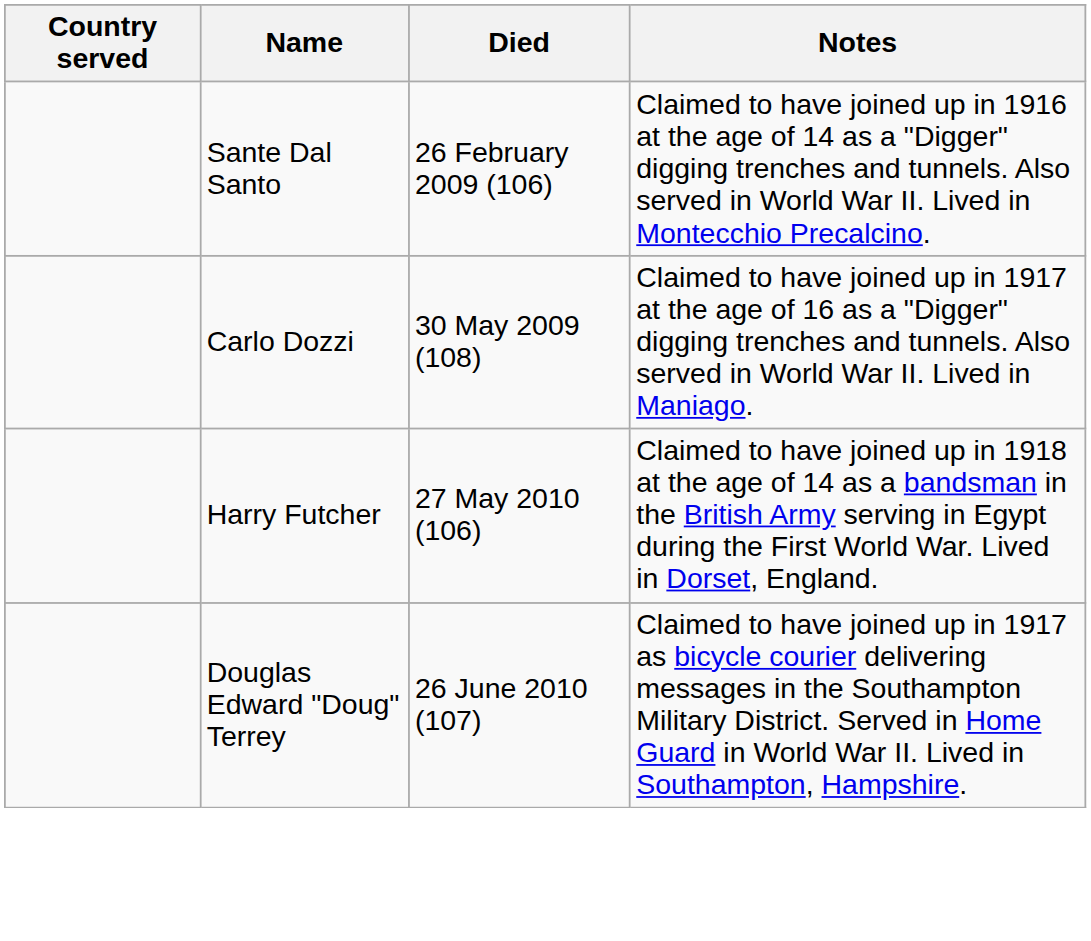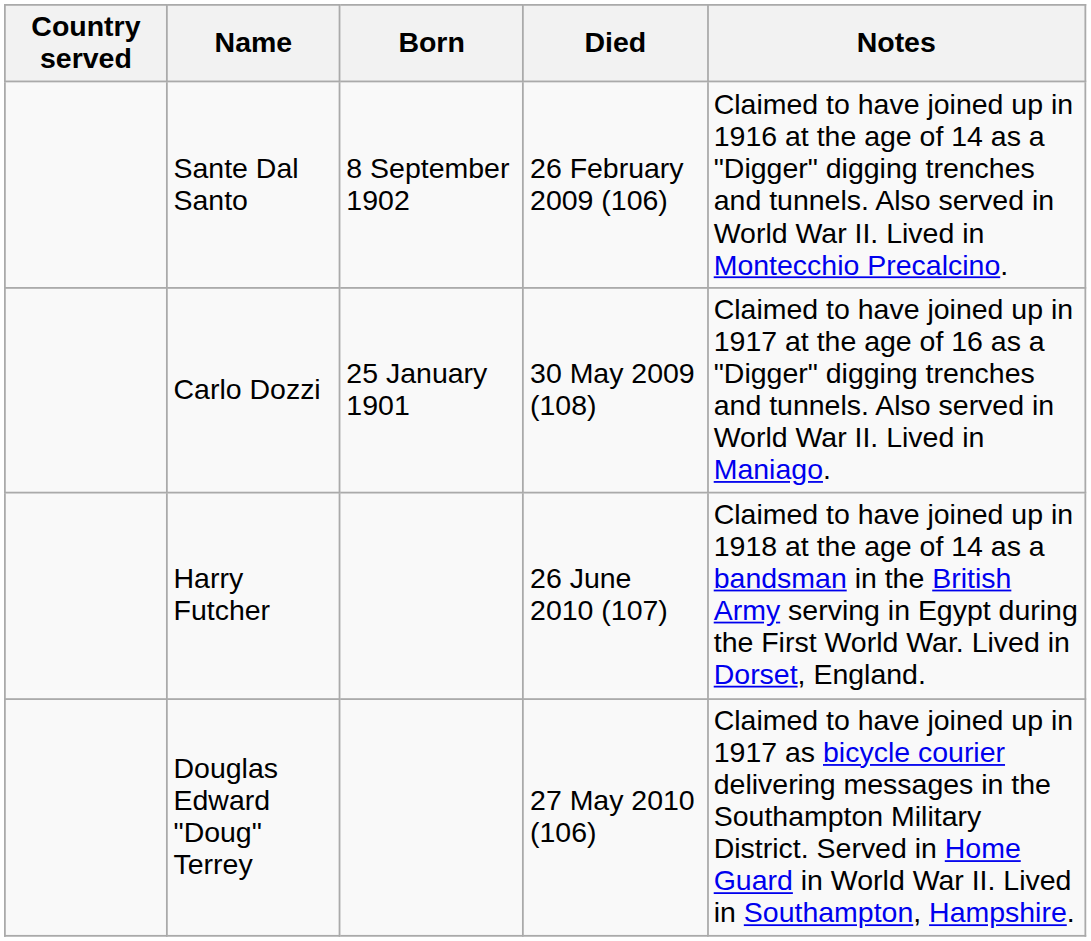+ column: (432, 43)
(497, 515) 27 May 2010 (106) -> (599, 595) 26 June 2010 (107)
(501, 704) 26 June 2010 (107) -> (612, 816) 27 May 2010 (106)
